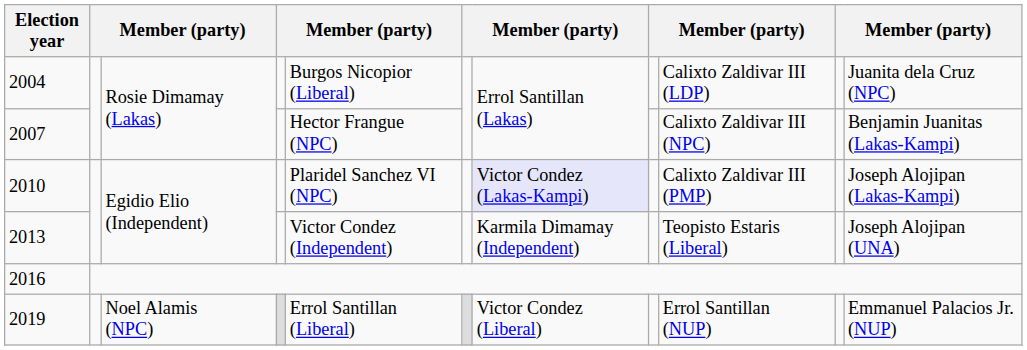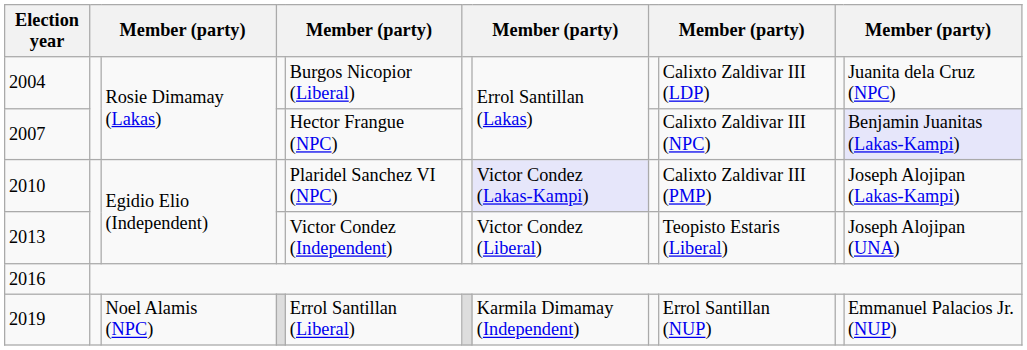(915, 134) no background -> (915, 134) lavender background
(545, 237) Karmila Dimamay (Independent) -> (530, 237) Victor Condez (Liberal)
(530, 319) Victor Condez (Liberal) -> (545, 319) Karmila Dimamay (Independent)
